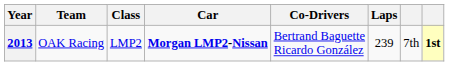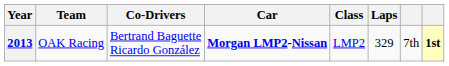columns swapped: (319, 15) <-> (126, 15)
(384, 43) 239 -> (384, 43) 329
